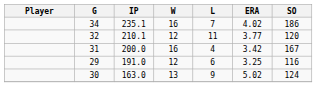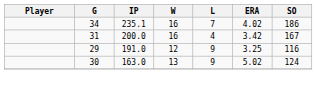- row: (94, 37)
(213, 62) 6 -> (213, 50) 9
